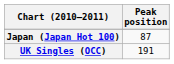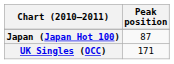(146, 51) 191 -> (146, 51) 171
